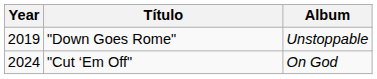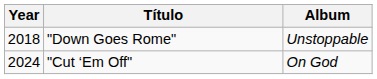(24, 39) 2019 -> (24, 39) 2018
